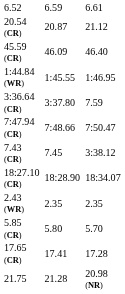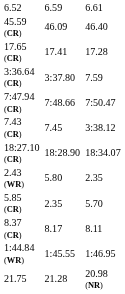- row: (15, 27)
rows swapped: (19, 77) <-> (15, 254)
(53, 203) 2.35 -> (53, 178) 5.80
(53, 228) 5.80 -> (53, 203) 2.35
+ row: (13, 228)
